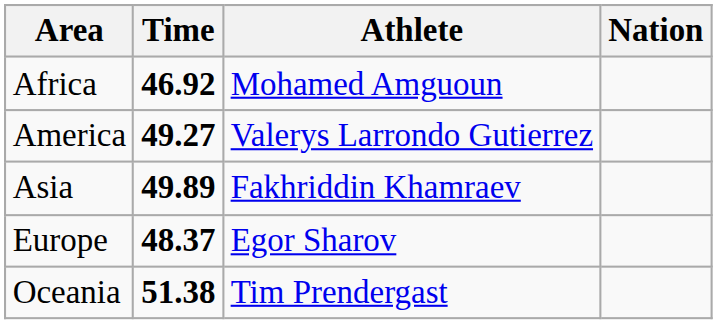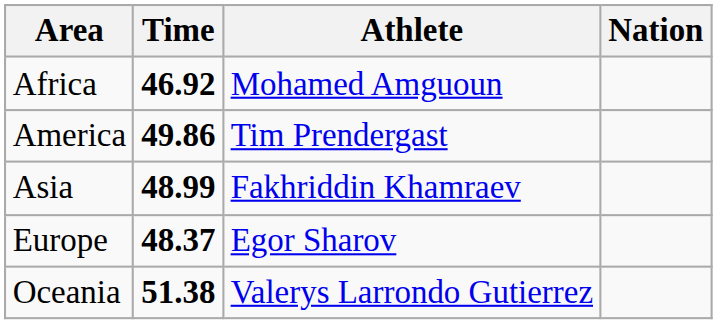(178, 135) 49.27 -> (178, 135) 49.86
(412, 135) Valerys Larrondo Gutierrez -> (339, 135) Tim Prendergast
(178, 187) 49.89 -> (178, 187) 48.99
(339, 291) Tim Prendergast -> (412, 291) Valerys Larrondo Gutierrez
